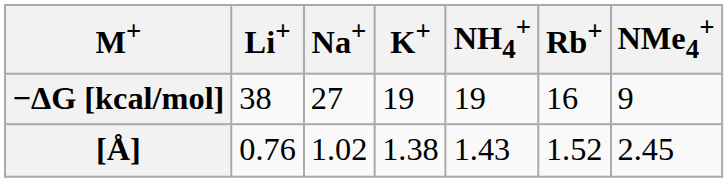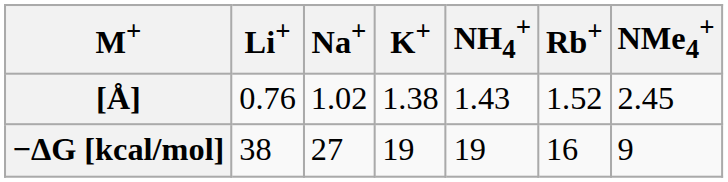rows swapped: (118, 98) <-> (118, 149)
